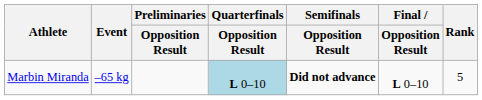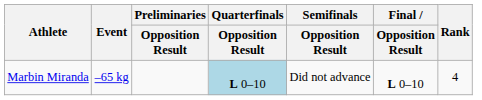(332, 77) bold -> (330, 77) normal
(460, 77) 5 -> (455, 77) 4
